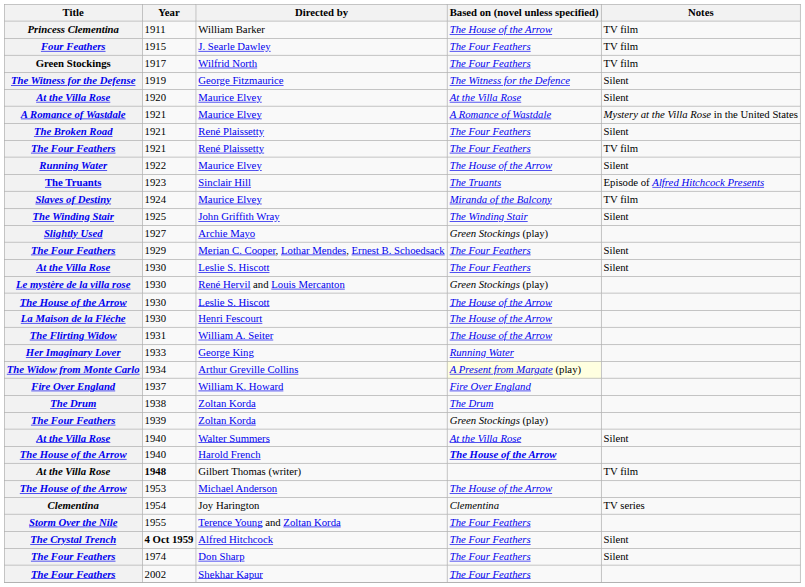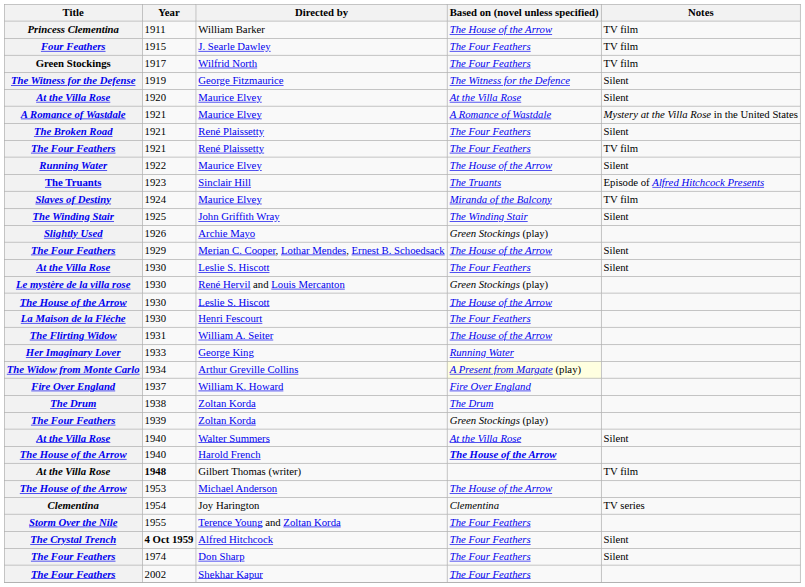(155, 234) 1927 -> (155, 234) 1926
(490, 251) The Four Feathers -> (501, 251) The House of the Arrow
(501, 319) The House of the Arrow -> (490, 319) The Four Feathers
